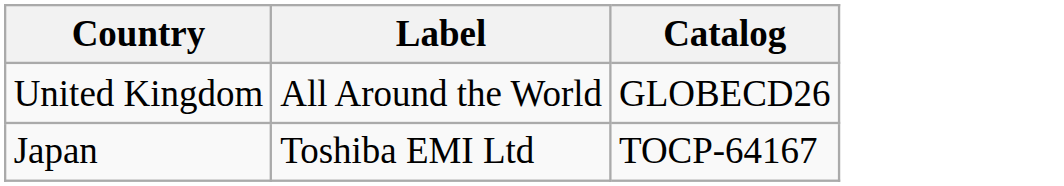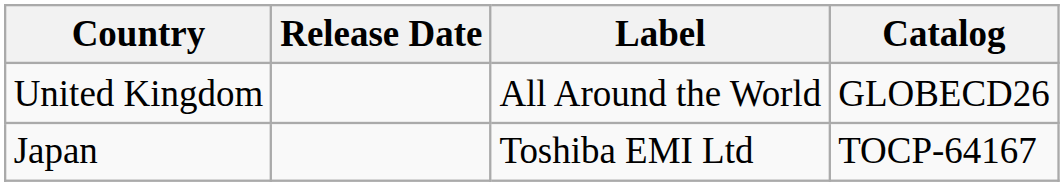+ column: (381, 33)
